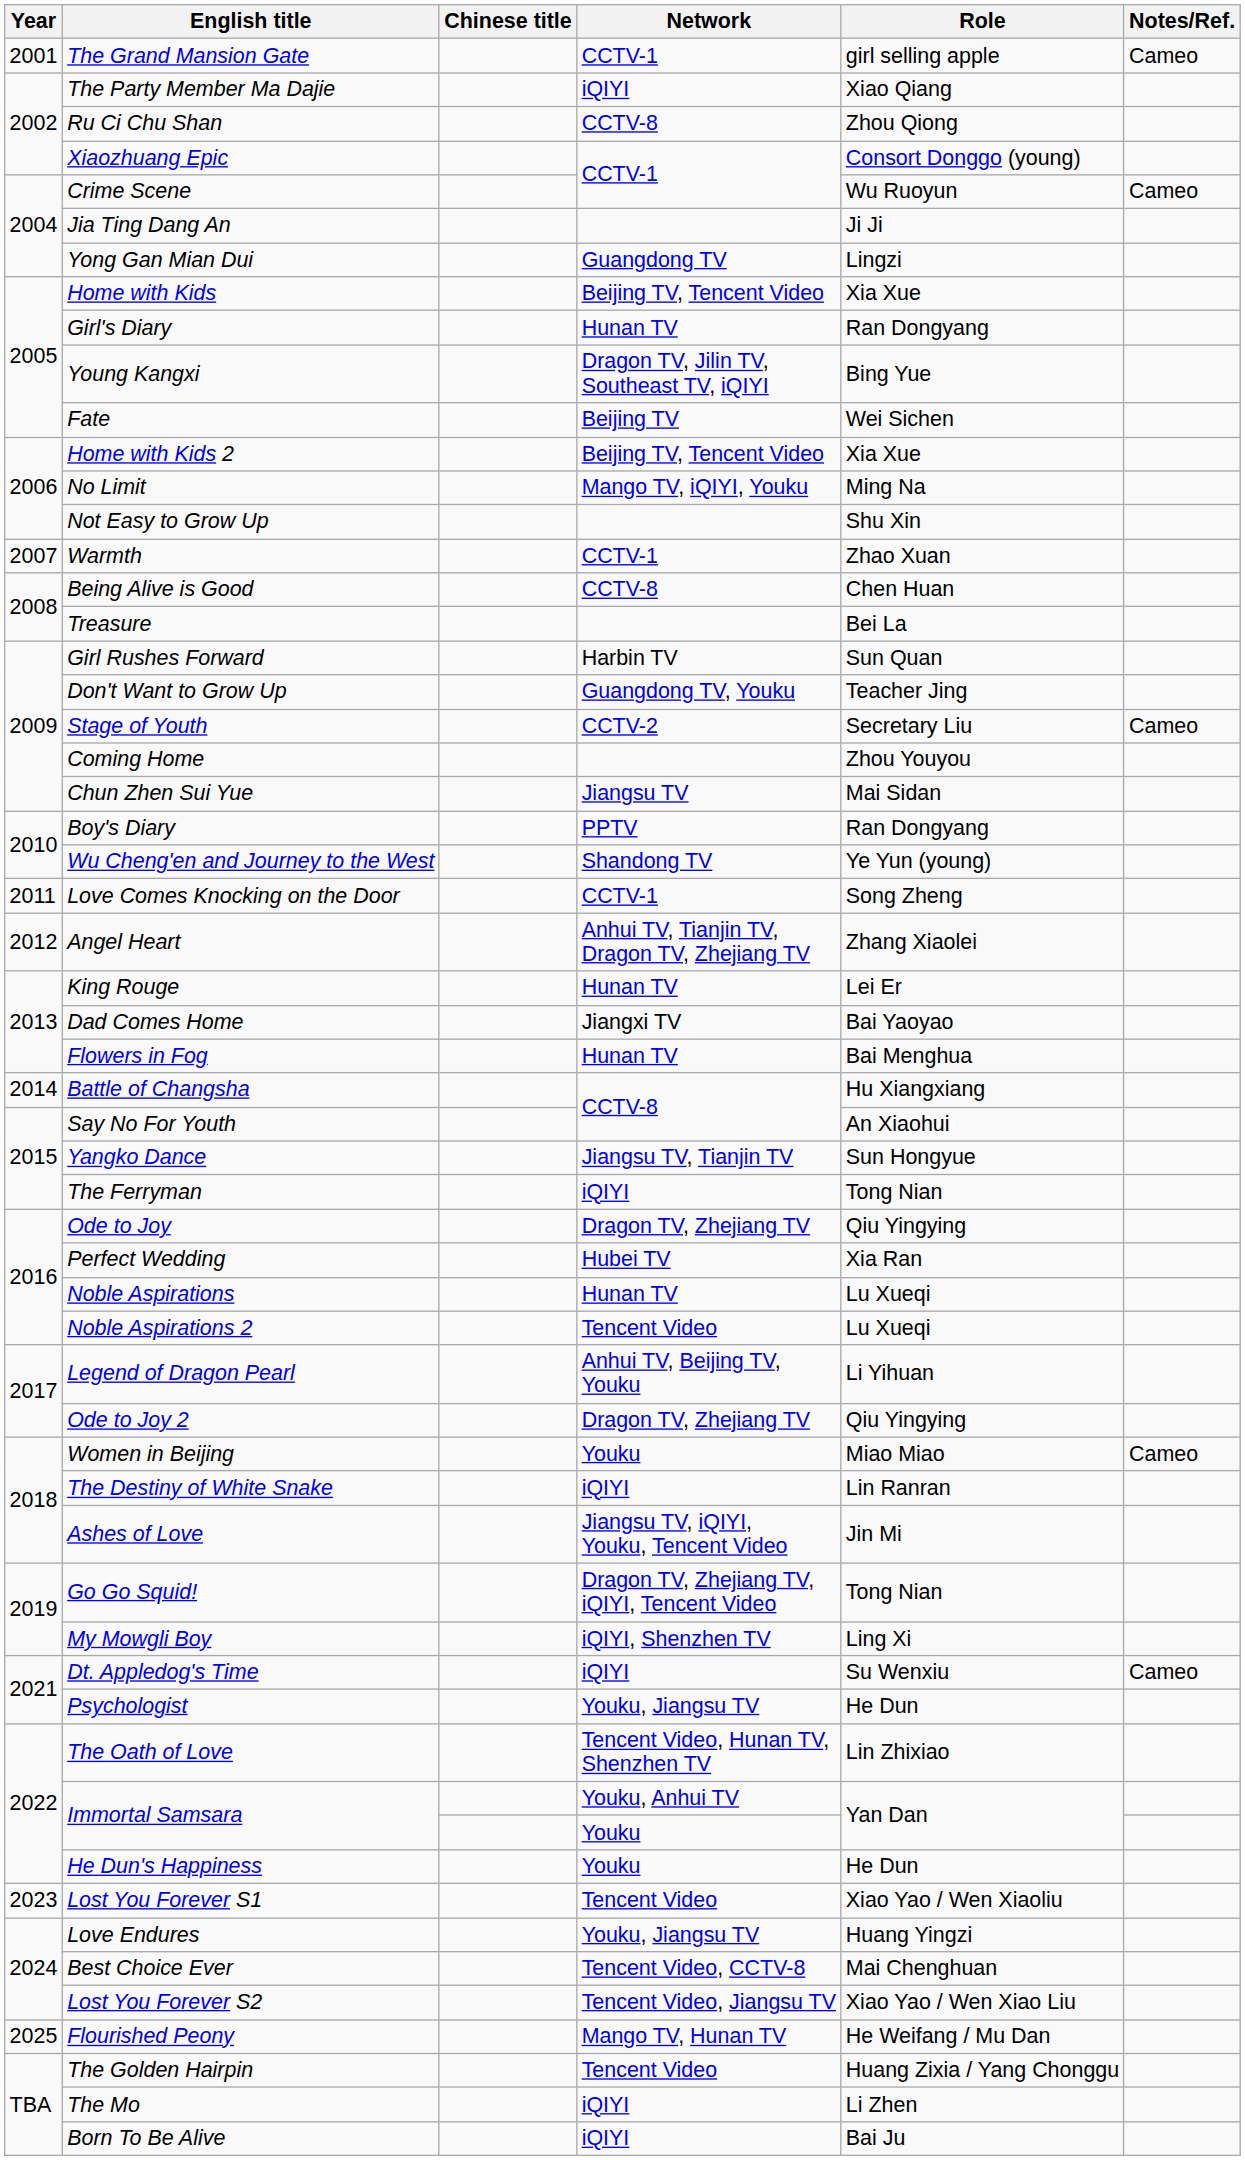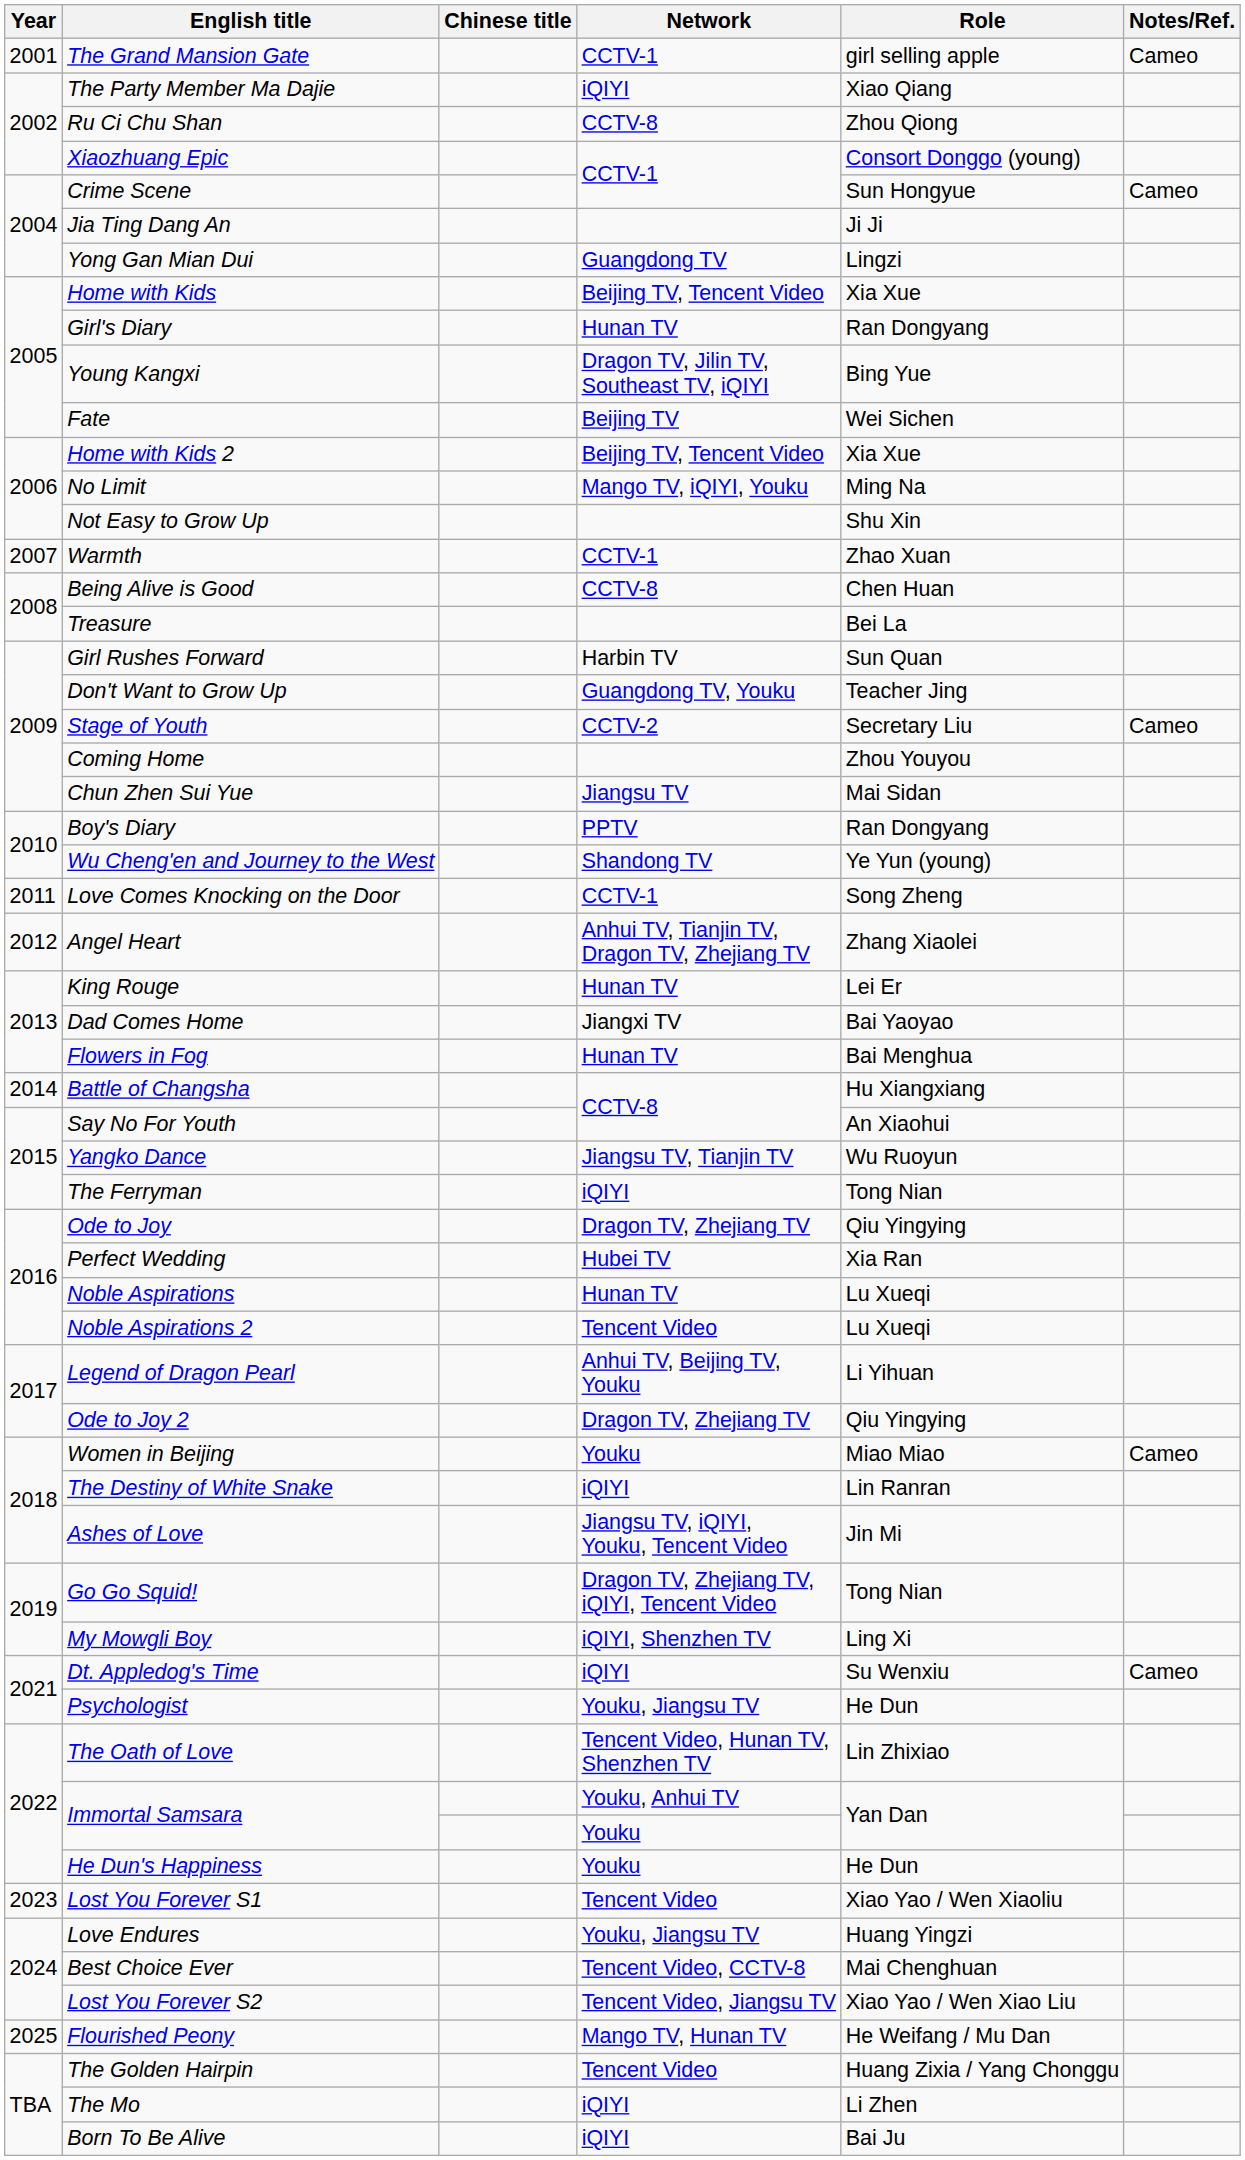(902, 191) Wu Ruoyun -> (911, 191) Sun Hongyue
(911, 1157) Sun Hongyue -> (902, 1157) Wu Ruoyun
